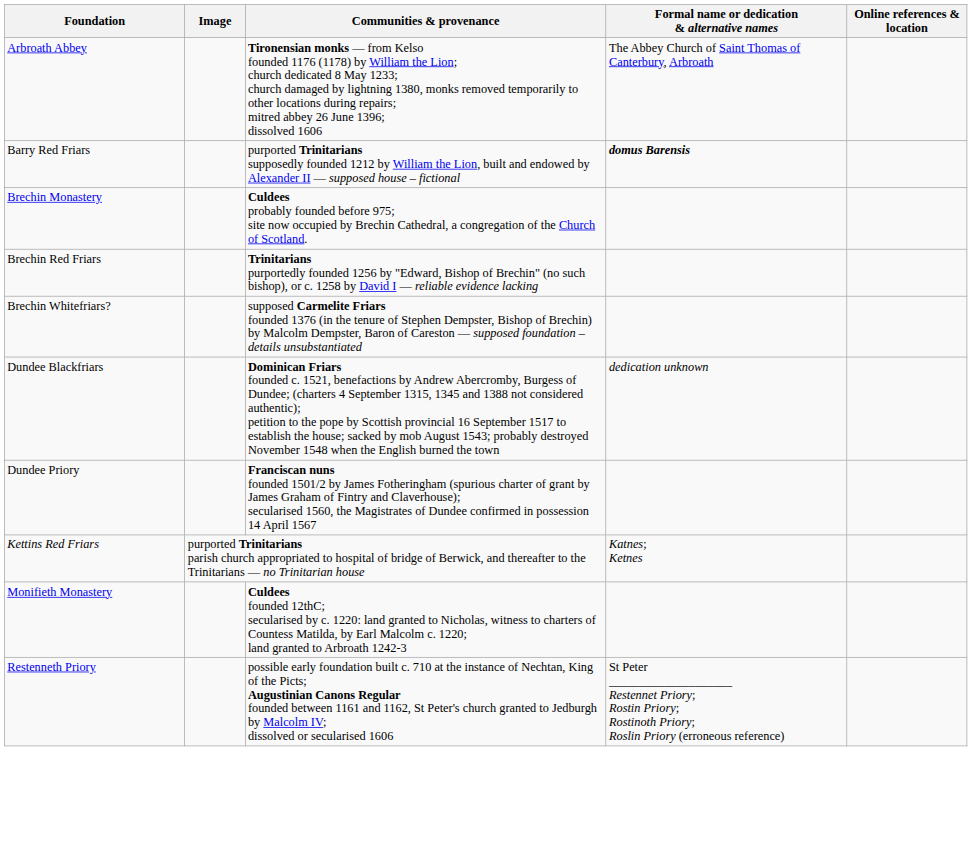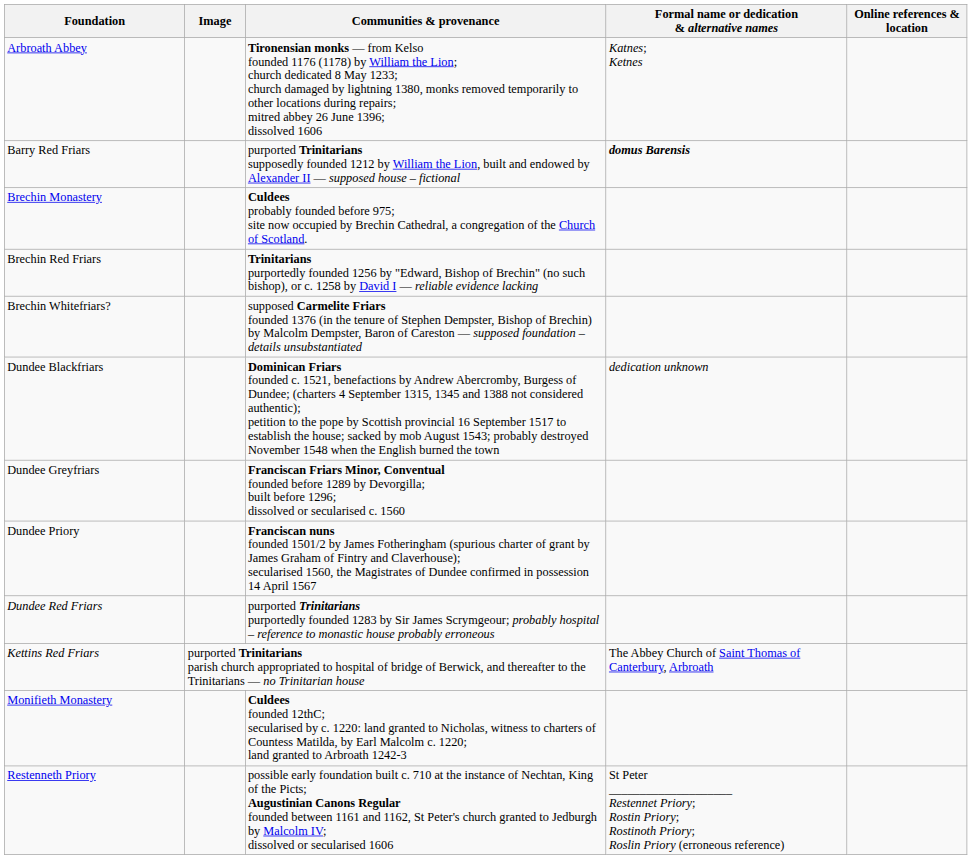(705, 54) The Abbey Church of Saint Thomas of Canterbury, Arbroath -> (628, 54) Katnes; Ketnes
+ row: (53, 469)
+ row: (55, 605)
(628, 551) Katnes; Ketnes -> (705, 660) The Abbey Church of Saint Thomas of Canterbury, Arbroath
